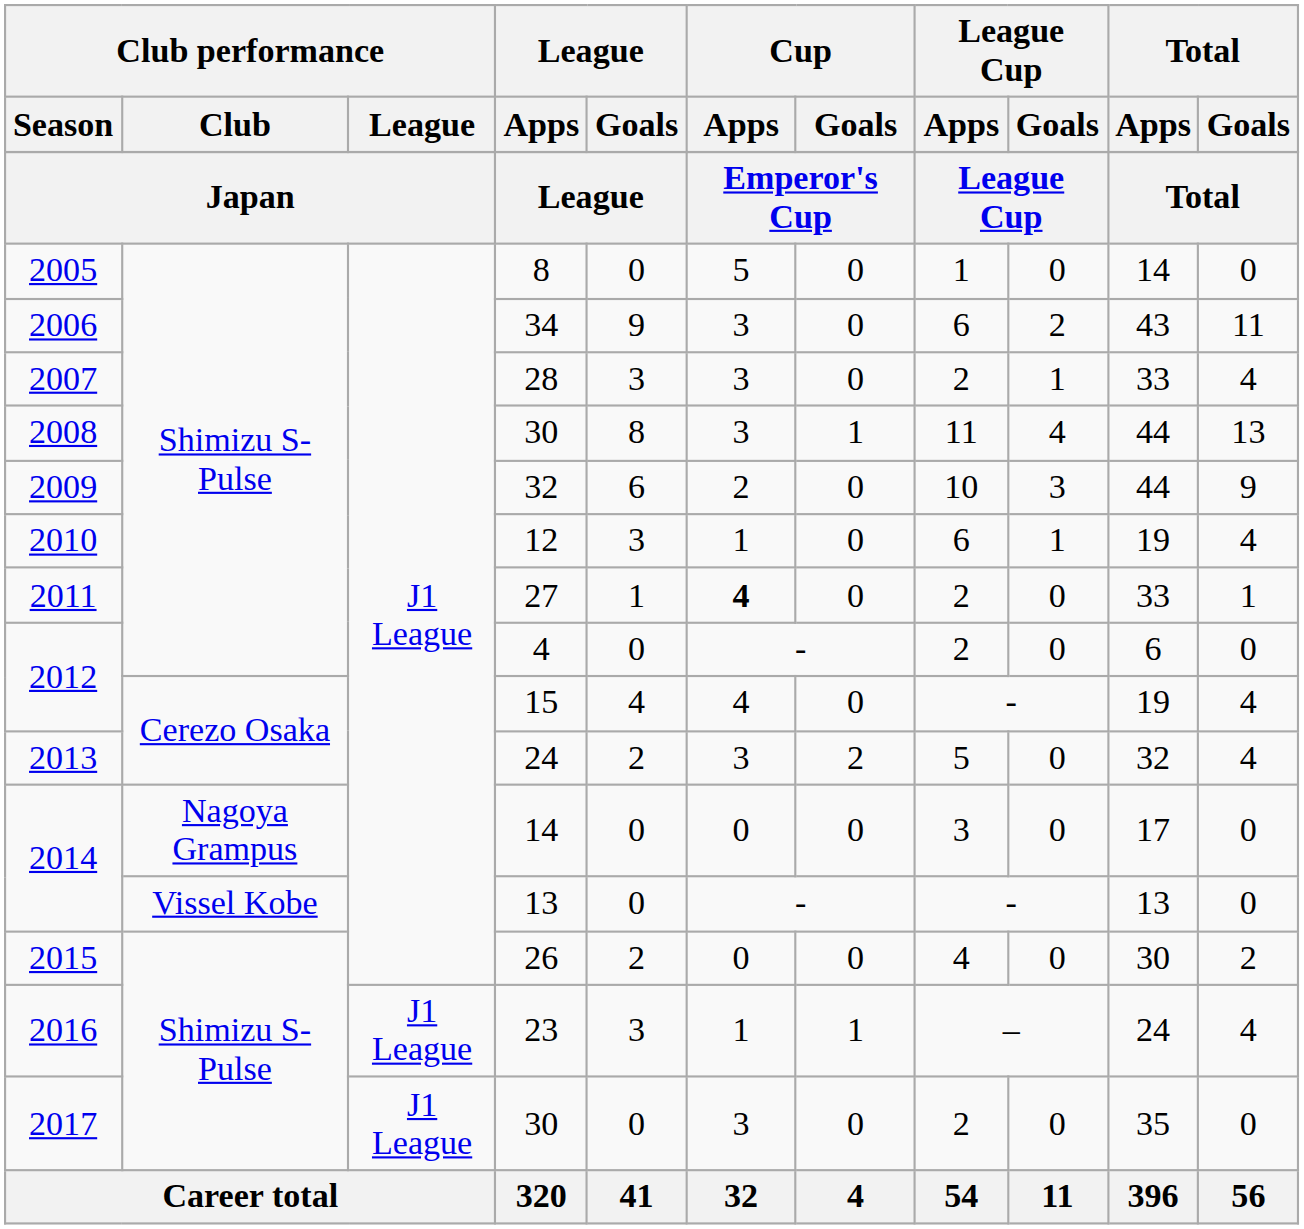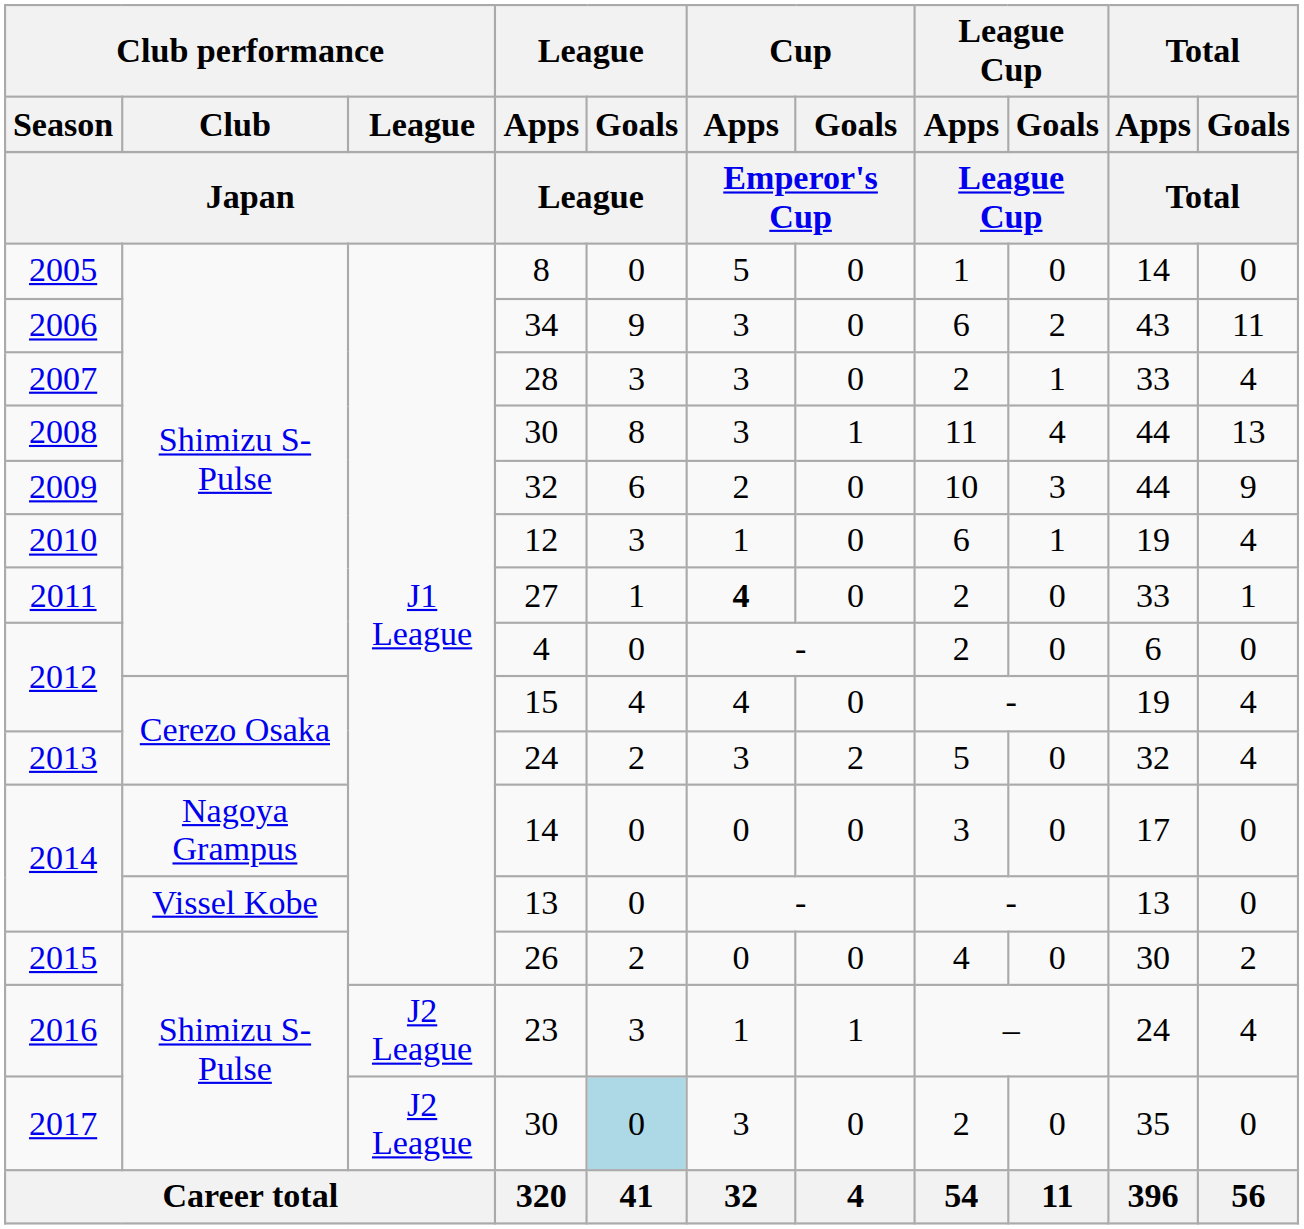(422, 1030) J1 League -> (422, 1030) J2 League
(422, 1122) J1 League -> (422, 1122) J2 League
(637, 1122) no background -> (637, 1122) lightblue background
